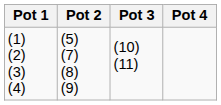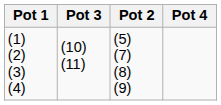columns swapped: (84, 16) <-> (137, 16)
